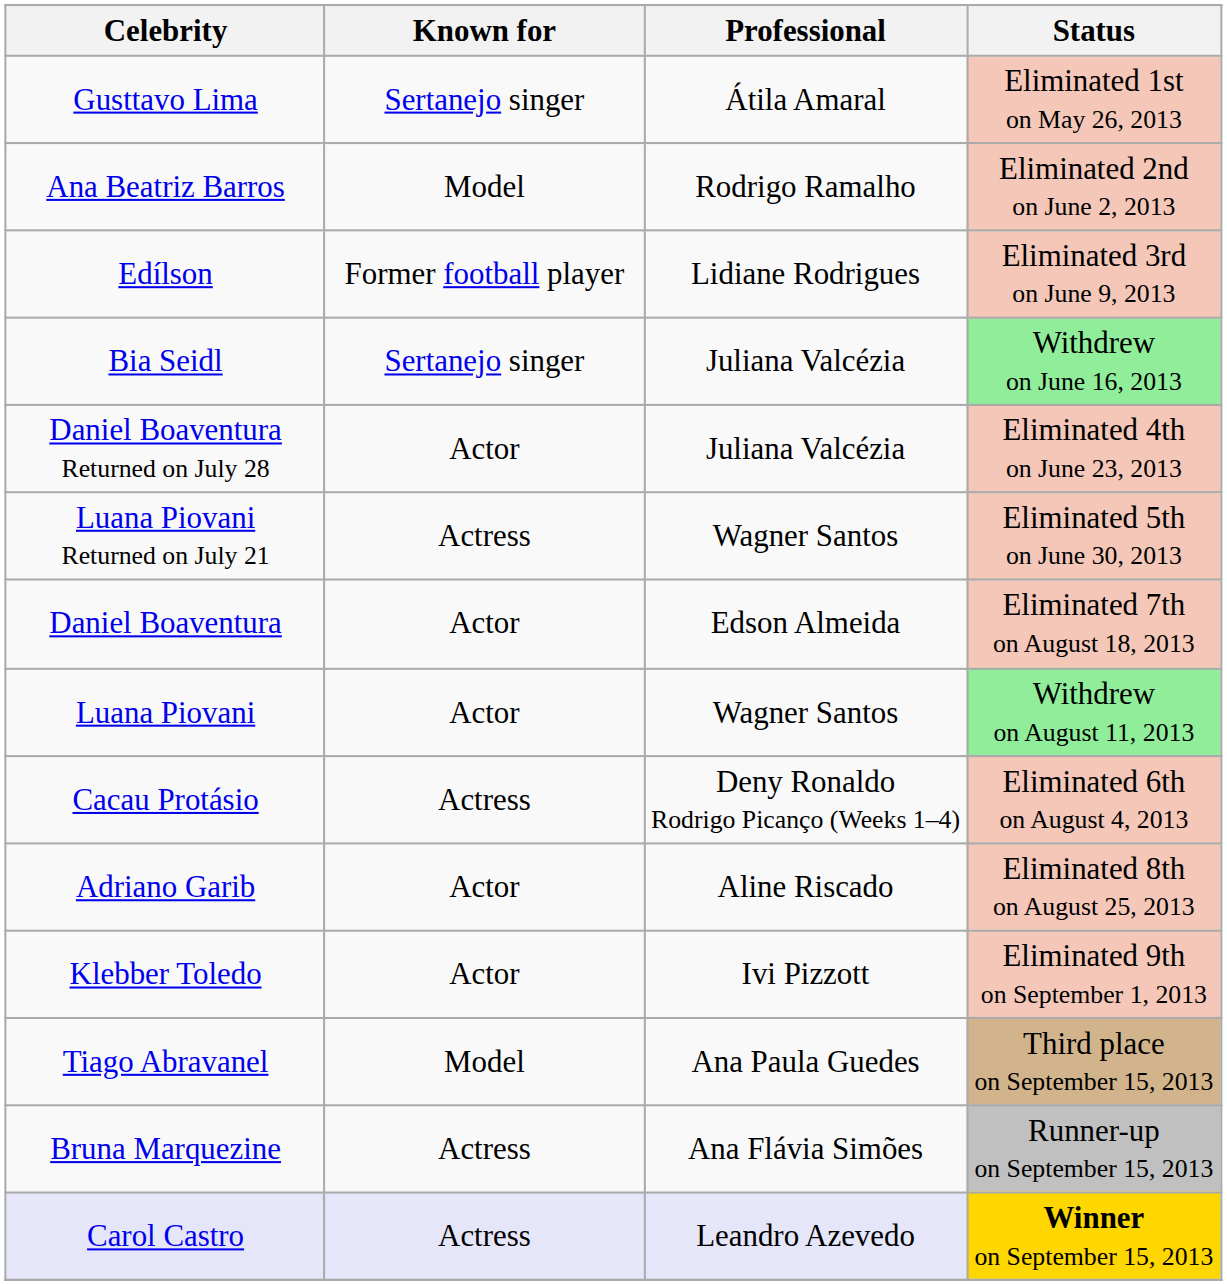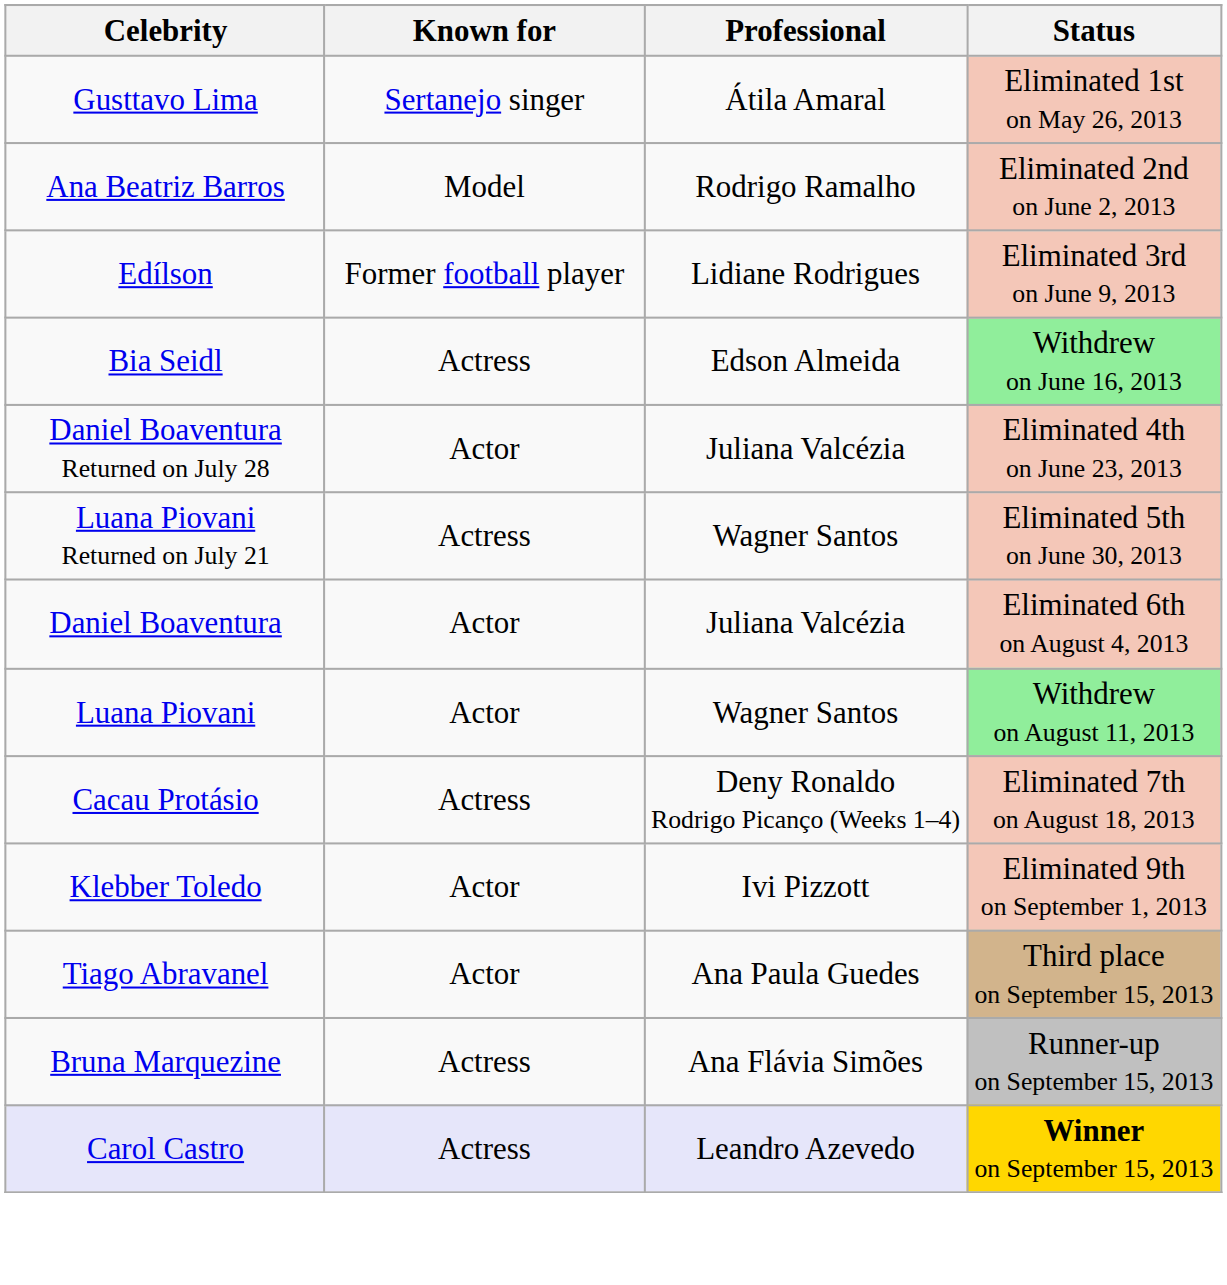(484, 361) Sertanejo singer -> (484, 361) Actress
(806, 361) Juliana Valcézia -> (806, 361) Edson Almeida
(806, 623) Edson Almeida -> (806, 623) Juliana Valcézia
(1094, 623) Eliminated 7th on August 18, 2013 -> (1094, 623) Eliminated 6th on August 4, 2013
(1094, 798) Eliminated 6th on August 4, 2013 -> (1094, 798) Eliminated 7th on August 18, 2013
- row: (166, 885)
(484, 1060) Model -> (484, 973) Actor
